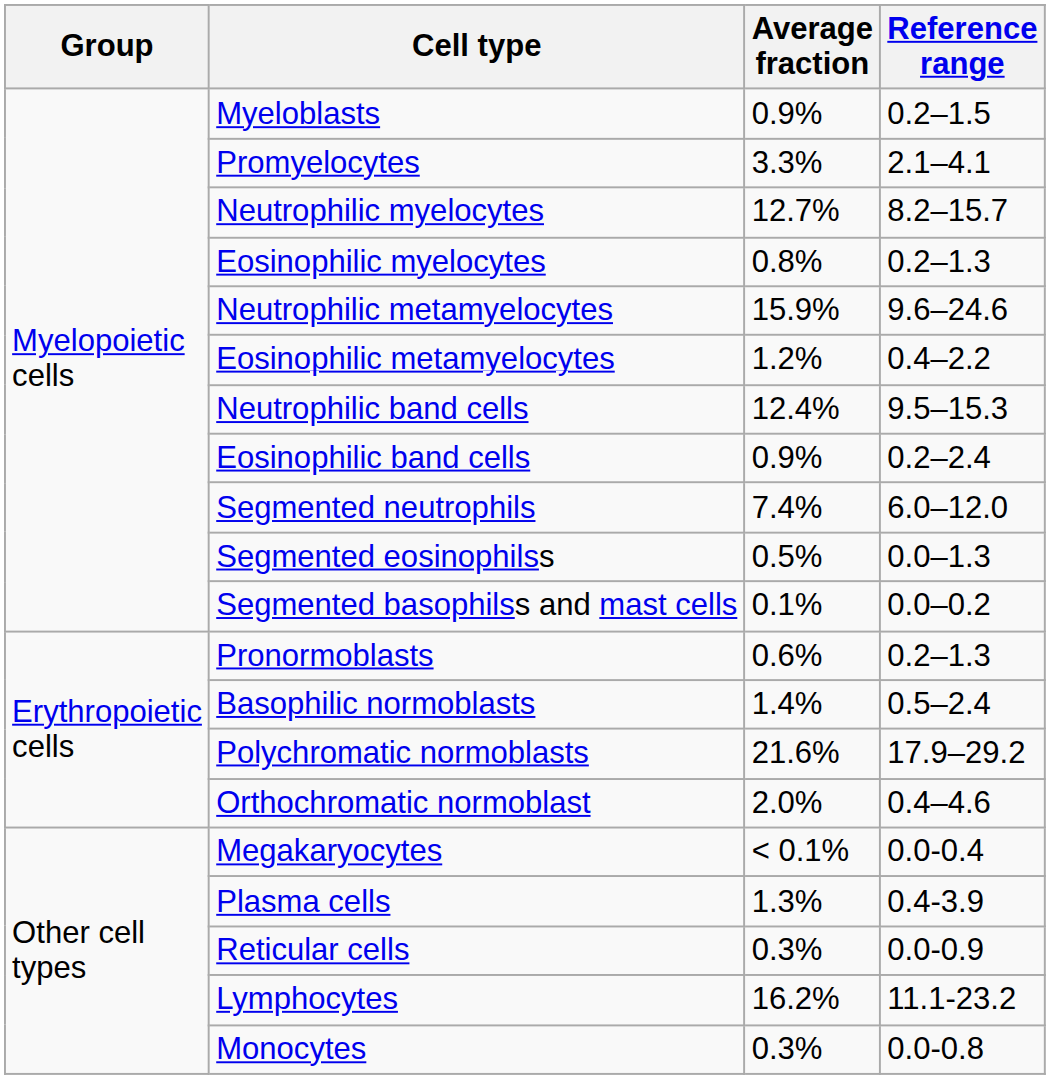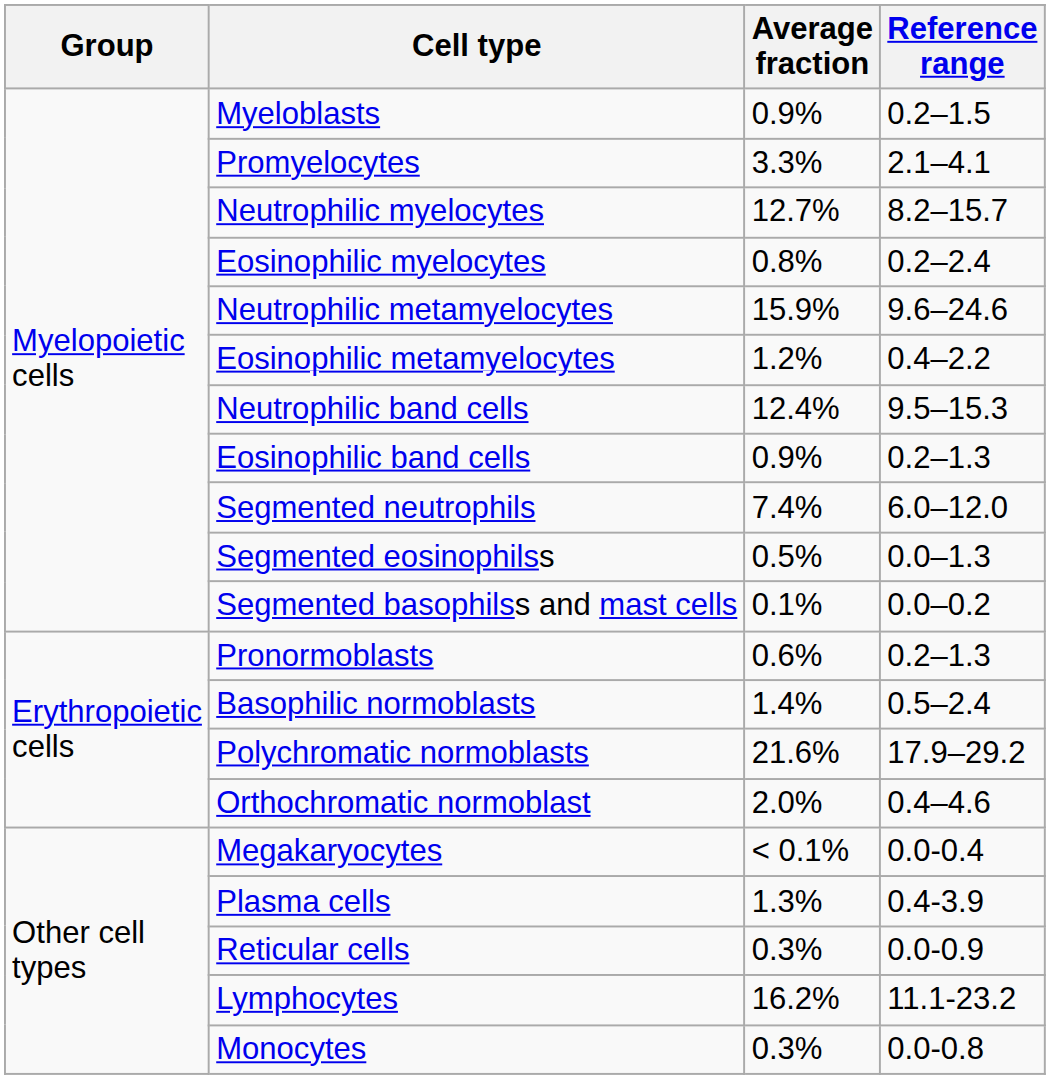(939, 260) 0.2–1.3 -> (939, 260) 0.2–2.4
(939, 457) 0.2–2.4 -> (939, 457) 0.2–1.3
